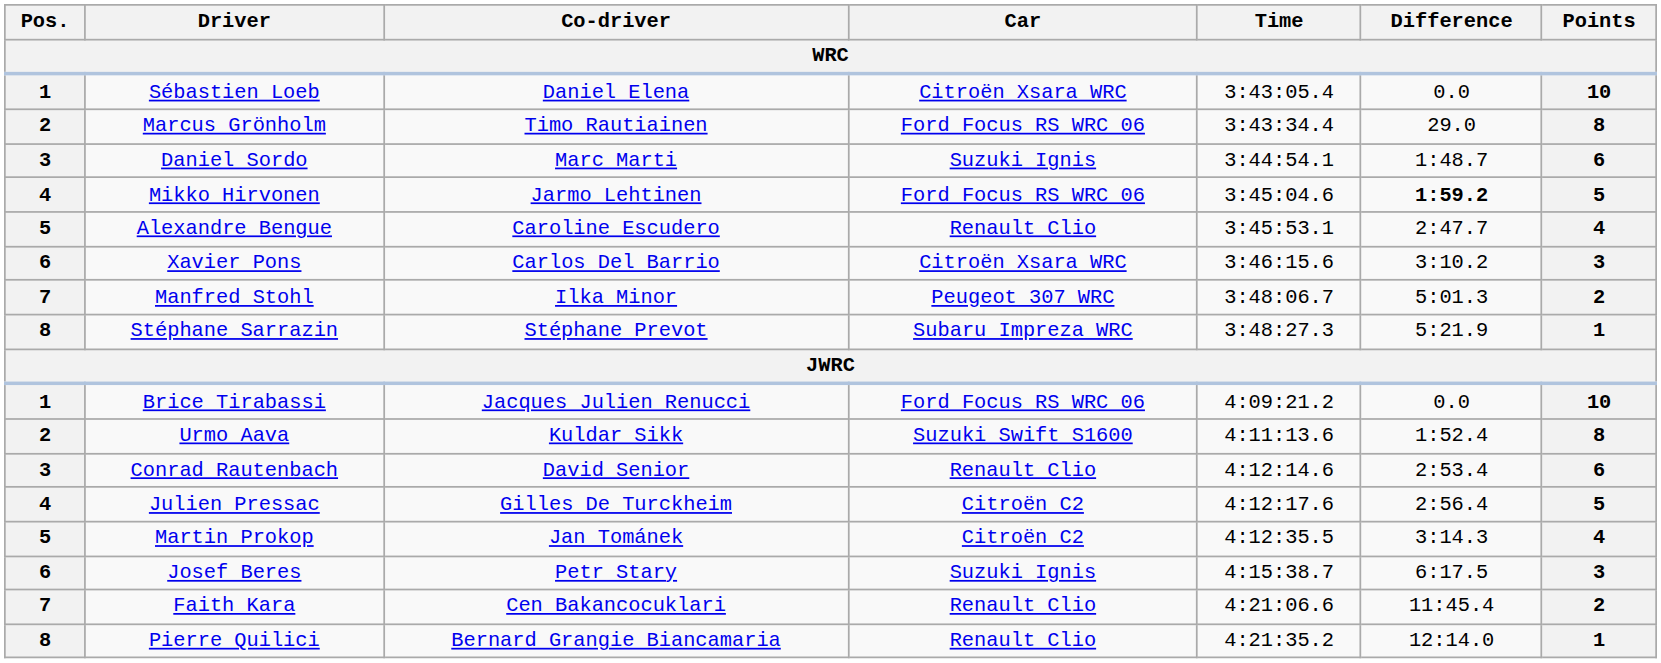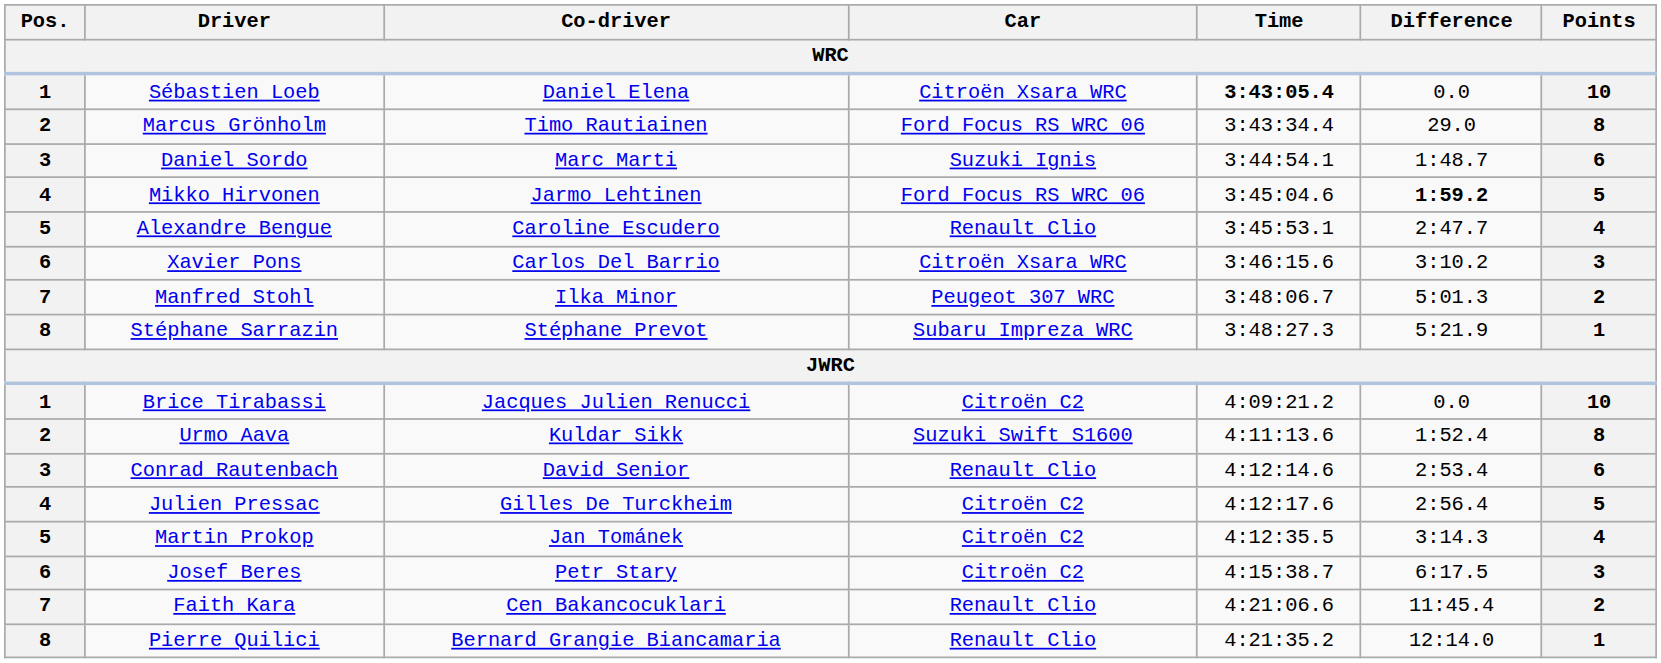(1279, 92) normal -> (1279, 92) bold
(1023, 401) Ford Focus RS WRC 06 -> (1023, 401) Citroën C2
(1023, 572) Suzuki Ignis -> (1023, 572) Citroën C2
